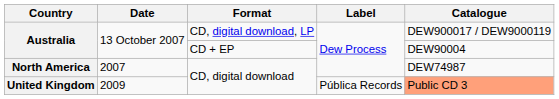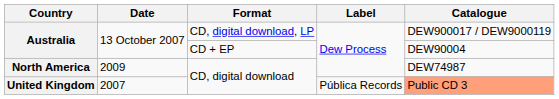(113, 67) 2007 -> (113, 67) 2009
(113, 85) 2009 -> (113, 85) 2007
